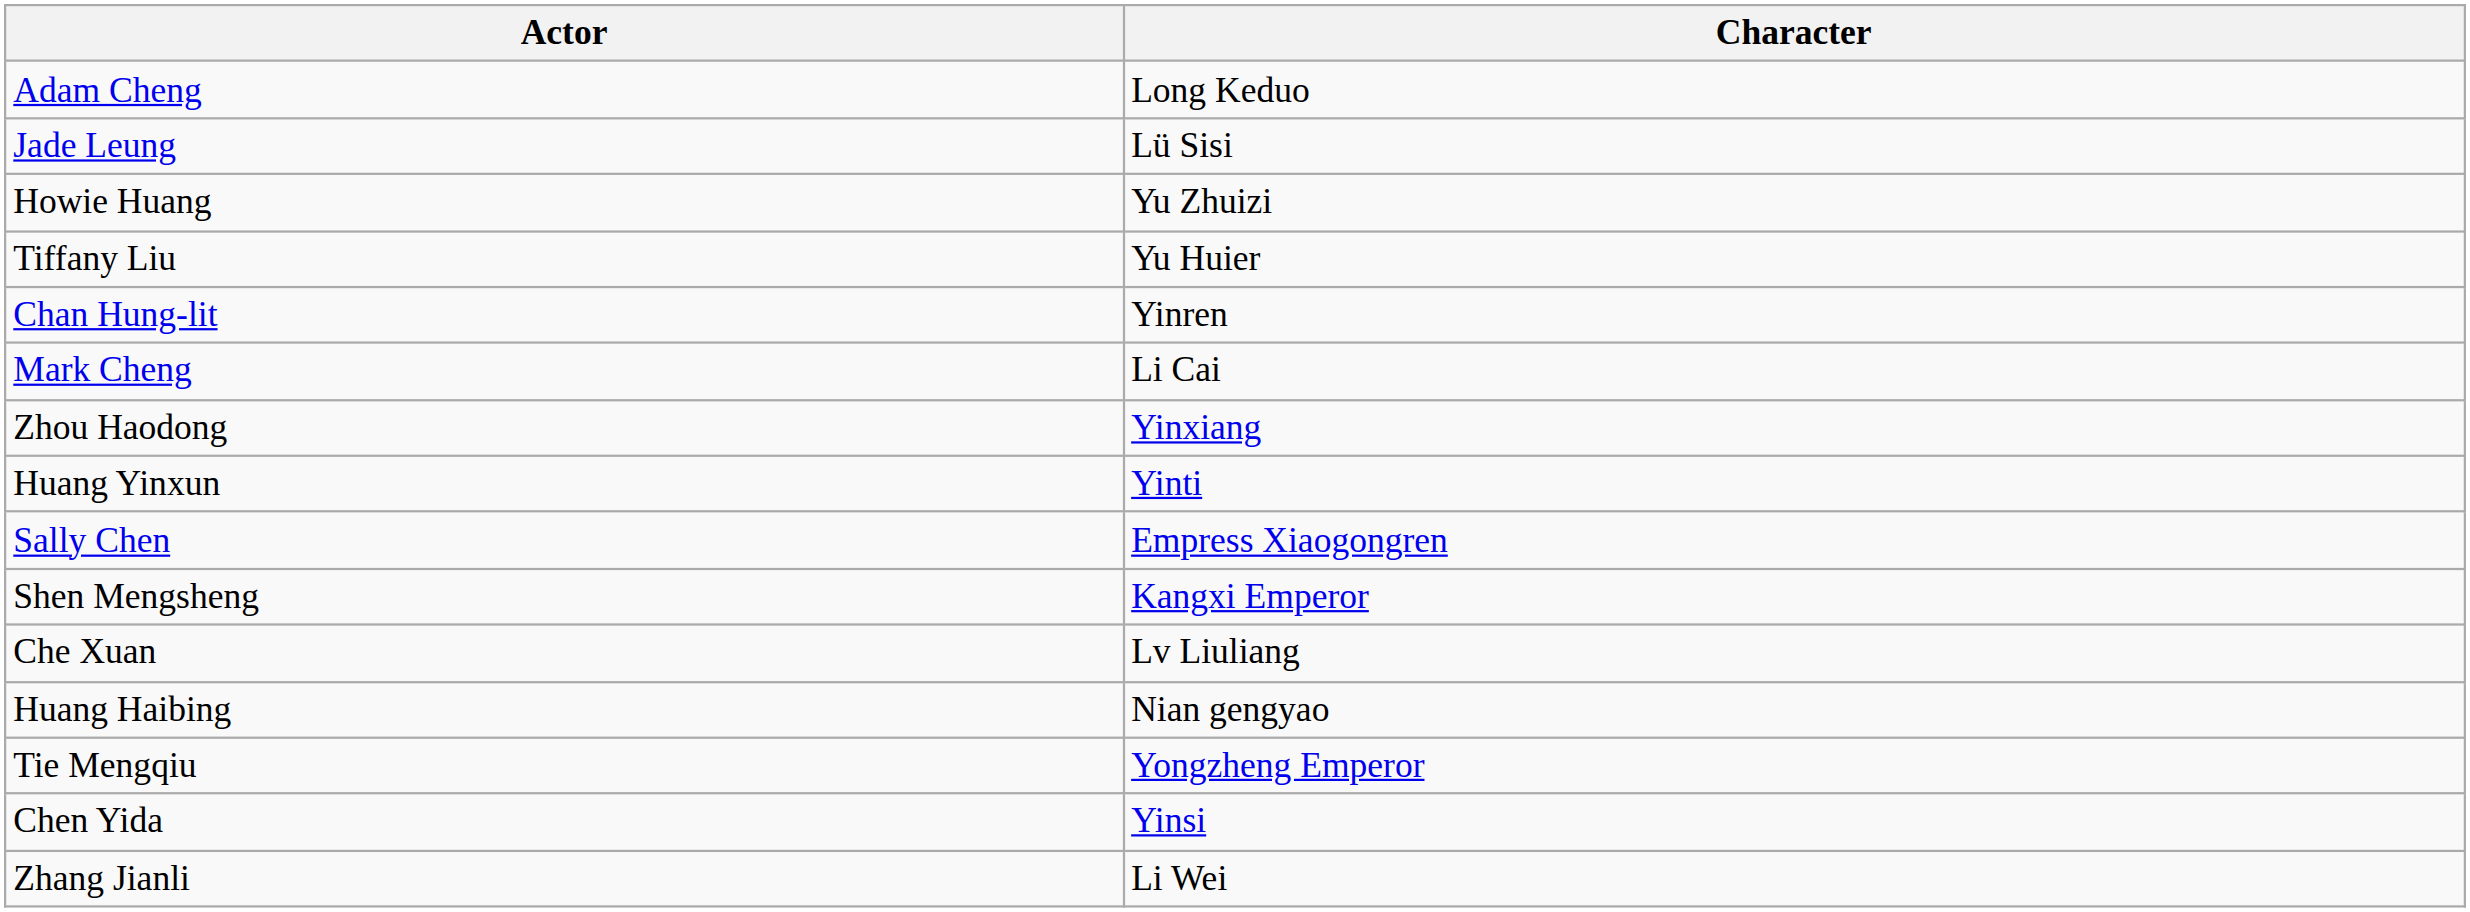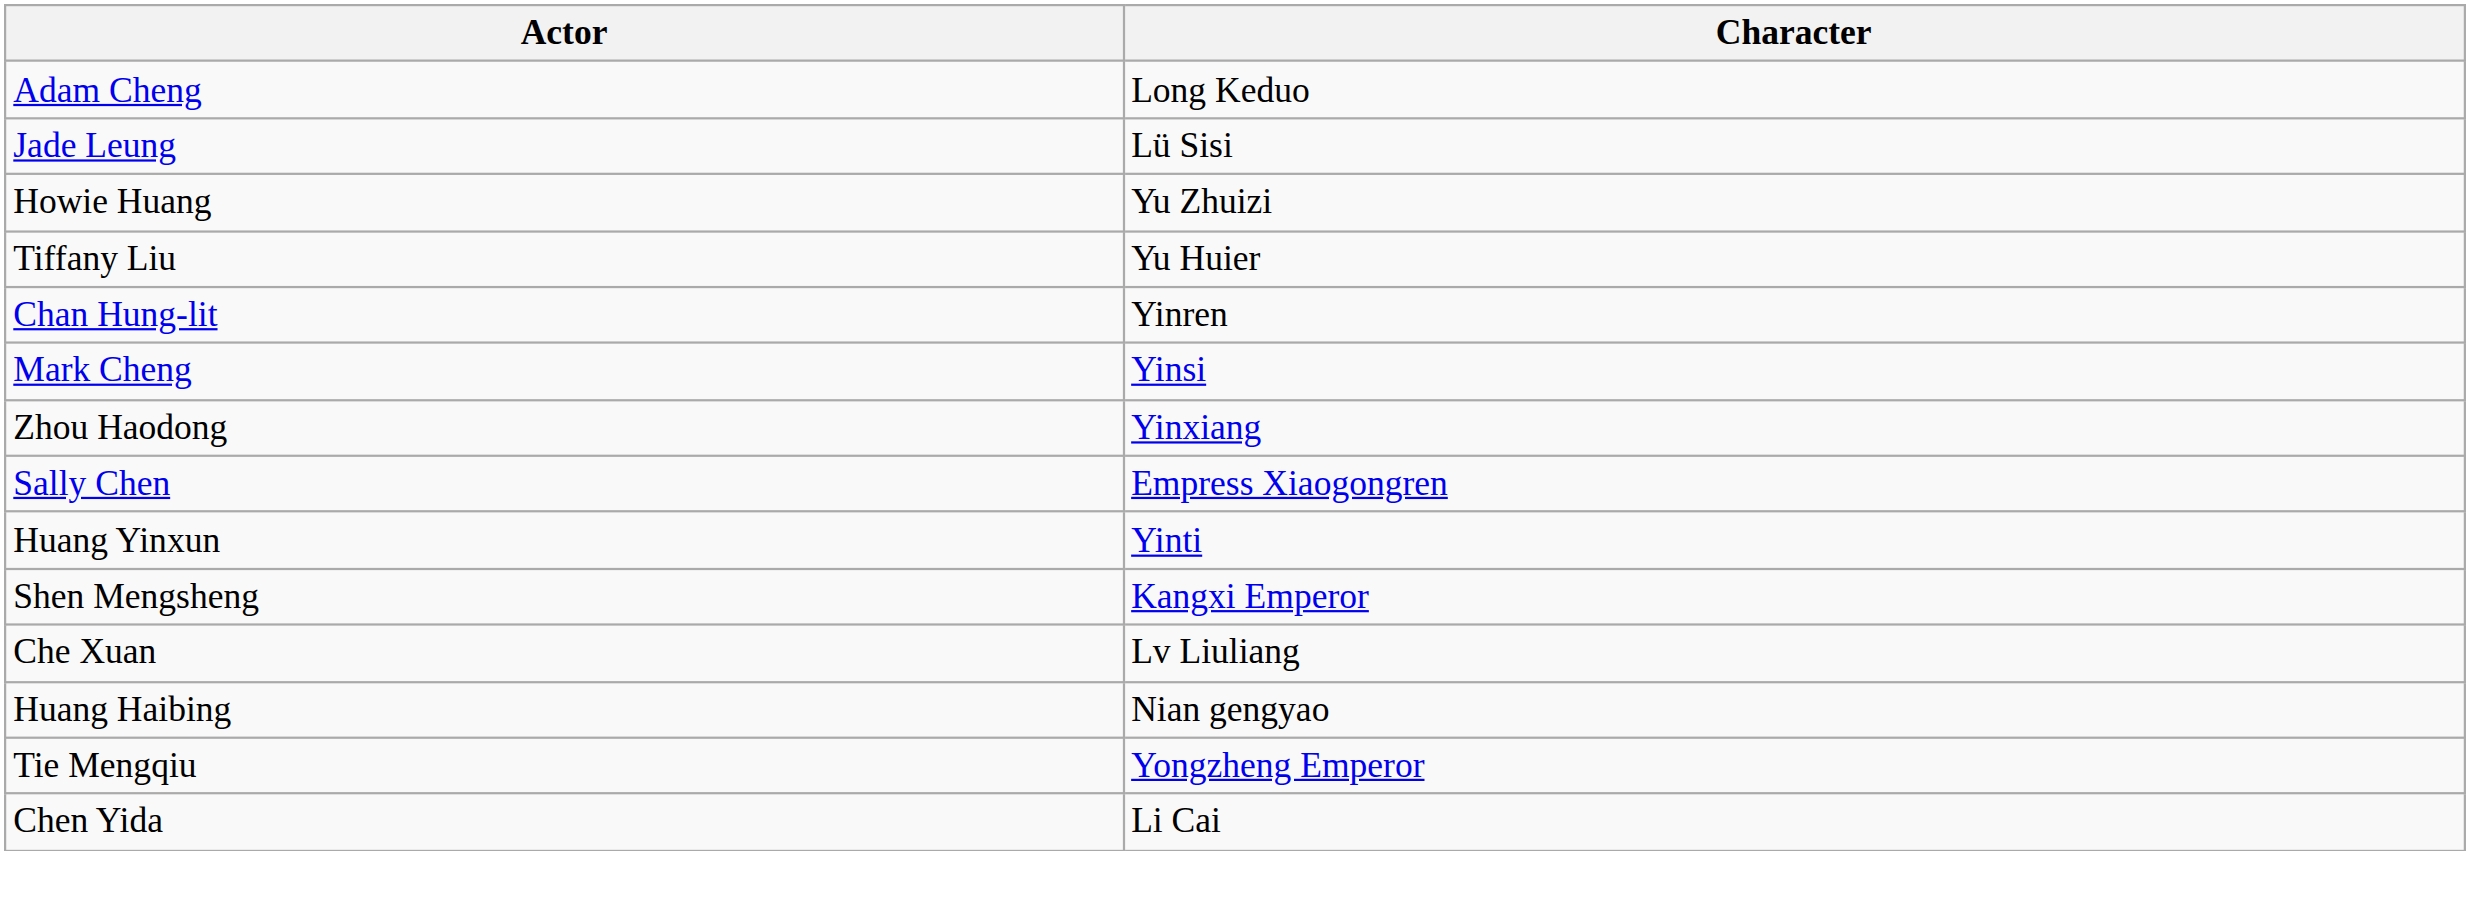(1176, 370) Li Cai -> (1169, 370) Yinsi
rows swapped: (117, 483) <-> (92, 539)
(1169, 821) Yinsi -> (1176, 821) Li Cai
- row: (102, 877)
